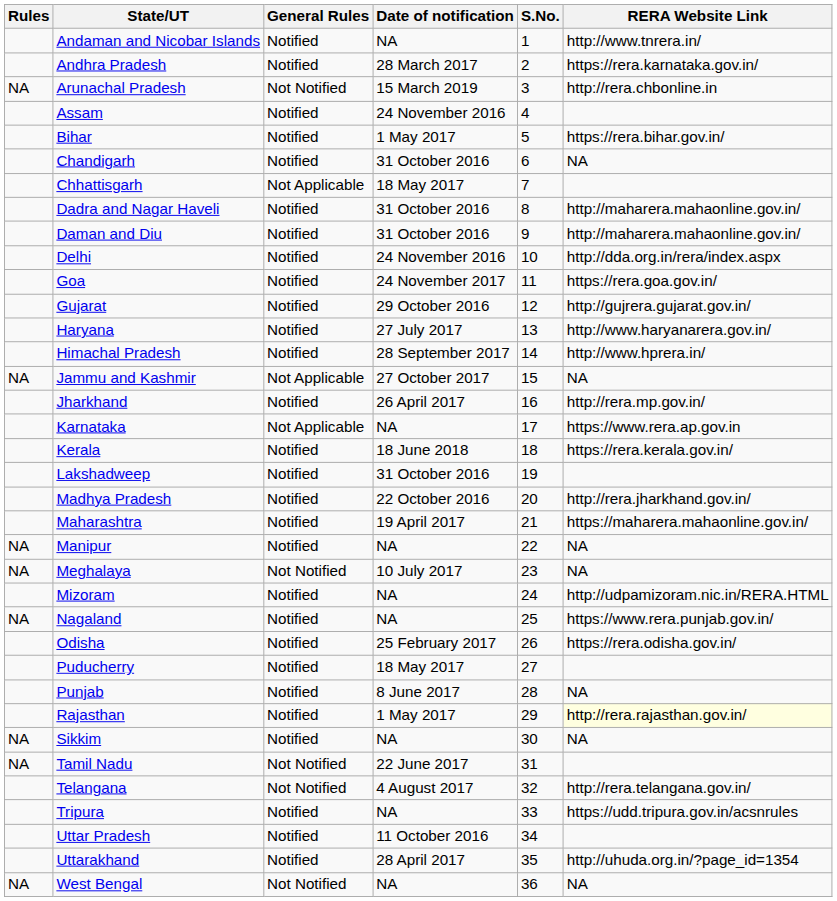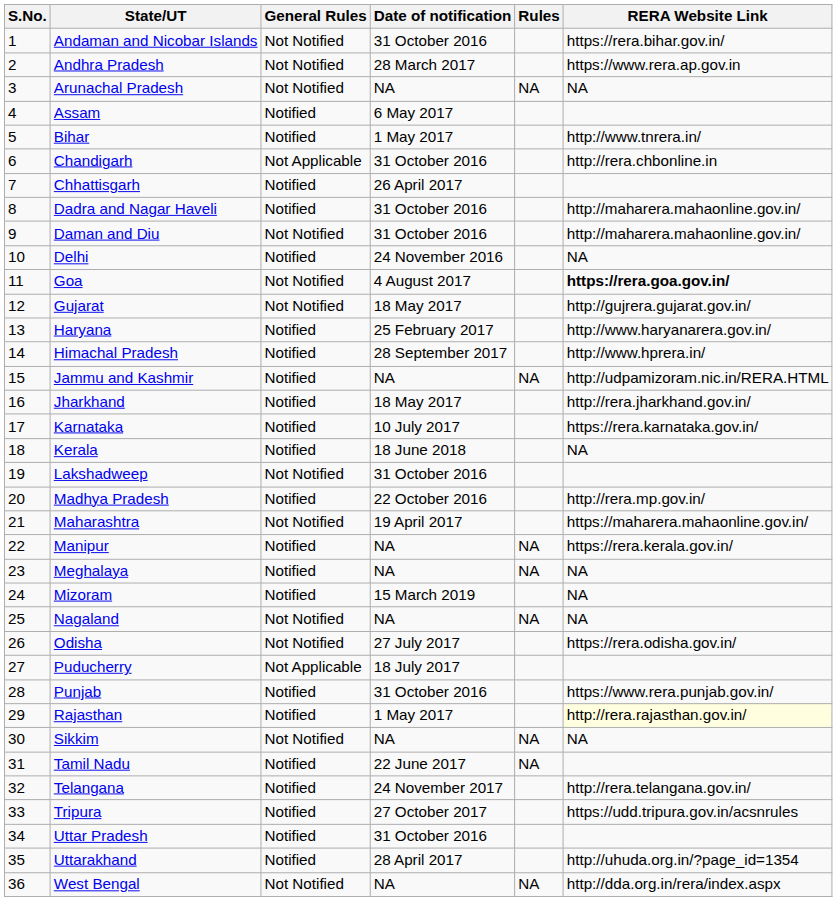columns swapped: (540, 16) <-> (29, 16)
(293, 40) Notified -> (304, 40) Not Notified
(387, 40) NA -> (430, 40) 31 October 2016
(634, 40) http://www.tnrera.in/ -> (646, 40) https://rera.bihar.gov.in/
(293, 64) Notified -> (304, 64) Not Notified
(663, 64) https://rera.karnataka.gov.in/ -> (654, 64) https://www.rera.ap.gov.in
(427, 88) 15 March 2019 -> (384, 88) NA
(642, 88) http://rera.chbonline.in -> (577, 88) NA
(441, 112) 24 November 2016 -> (413, 112) 6 May 2017
(646, 137) https://rera.bihar.gov.in/ -> (634, 137) http://www.tnrera.in/
(293, 161) Notified -> (313, 161) Not Applicable
(577, 161) NA -> (642, 161) http://rera.chbonline.in
(316, 185) Not Applicable -> (290, 185) Notified
(420, 185) 18 May 2017 -> (418, 185) 26 April 2017
(293, 233) Notified -> (304, 233) Not Notified
(674, 257) http://dda.org.in/rera/index.aspx -> (577, 257) NA
(293, 281) Notified -> (304, 281) Not Notified
(441, 281) 24 November 2017 -> (422, 281) 4 August 2017
(642, 281) normal -> (648, 281) bold
(293, 305) Notified -> (304, 305) Not Notified
(433, 305) 29 October 2016 -> (418, 305) 18 May 2017
(419, 329) 27 July 2017 -> (434, 329) 25 February 2017
(316, 378) Not Applicable -> (290, 378) Notified
(433, 378) 27 October 2017 -> (384, 378) NA
(577, 378) NA -> (698, 378) http://udpamizoram.nic.in/RERA.HTML
(421, 402) 26 April 2017 -> (418, 402) 18 May 2017
(636, 402) http://rera.mp.gov.in/ -> (659, 402) http://rera.jharkhand.gov.in/
(316, 426) Not Applicable -> (290, 426) Notified
(387, 426) NA -> (417, 426) 10 July 2017
(654, 426) https://www.rera.ap.gov.in -> (663, 426) https://rera.karnataka.gov.in/
(650, 450) https://rera.kerala.gov.in/ -> (577, 450) NA
(293, 474) Notified -> (304, 474) Not Notified
(659, 498) http://rera.jharkhand.gov.in/ -> (636, 498) http://rera.mp.gov.in/
(293, 522) Notified -> (304, 522) Not Notified
(577, 546) NA -> (650, 546) https://rera.kerala.gov.in/
(307, 570) Not Notified -> (290, 570) Notified
(419, 570) 10 July 2017 -> (384, 570) NA
(387, 595) NA -> (424, 595) 15 March 2019
(698, 595) http://udpamizoram.nic.in/RERA.HTML -> (577, 595) NA
(293, 619) Notified -> (304, 619) Not Notified
(670, 619) https://www.rera.punjab.gov.in/ -> (577, 619) NA
(293, 643) Notified -> (304, 643) Not Notified
(436, 643) 25 February 2017 -> (417, 643) 27 July 2017
(293, 667) Notified -> (313, 667) Not Applicable
(420, 667) 18 May 2017 -> (417, 667) 18 July 2017
(418, 691) 8 June 2017 -> (430, 691) 31 October 2016
(577, 691) NA -> (670, 691) https://www.rera.punjab.gov.in/
(293, 739) Notified -> (304, 739) Not Notified
(307, 763) Not Notified -> (290, 763) Notified
(307, 787) Not Notified -> (290, 787) Notified
(425, 787) 4 August 2017 -> (438, 787) 24 November 2017
(387, 812) NA -> (430, 812) 27 October 2017
(432, 836) 11 October 2016 -> (430, 836) 31 October 2016
(577, 884) NA -> (674, 884) http://dda.org.in/rera/index.aspx
